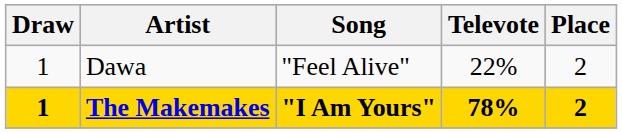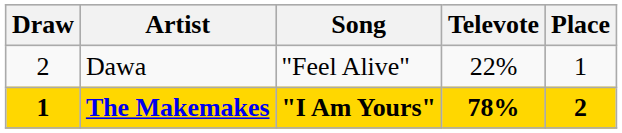(43, 66) 1 -> (43, 66) 2
(581, 66) 2 -> (581, 66) 1
